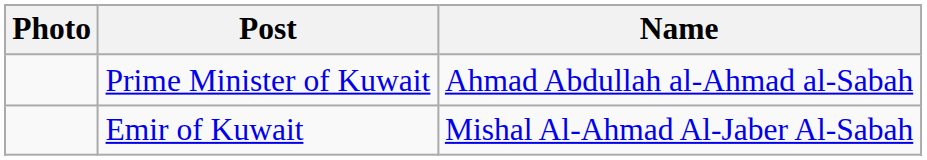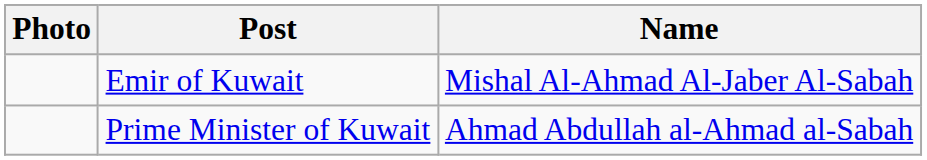rows swapped: (204, 129) <-> (268, 79)
